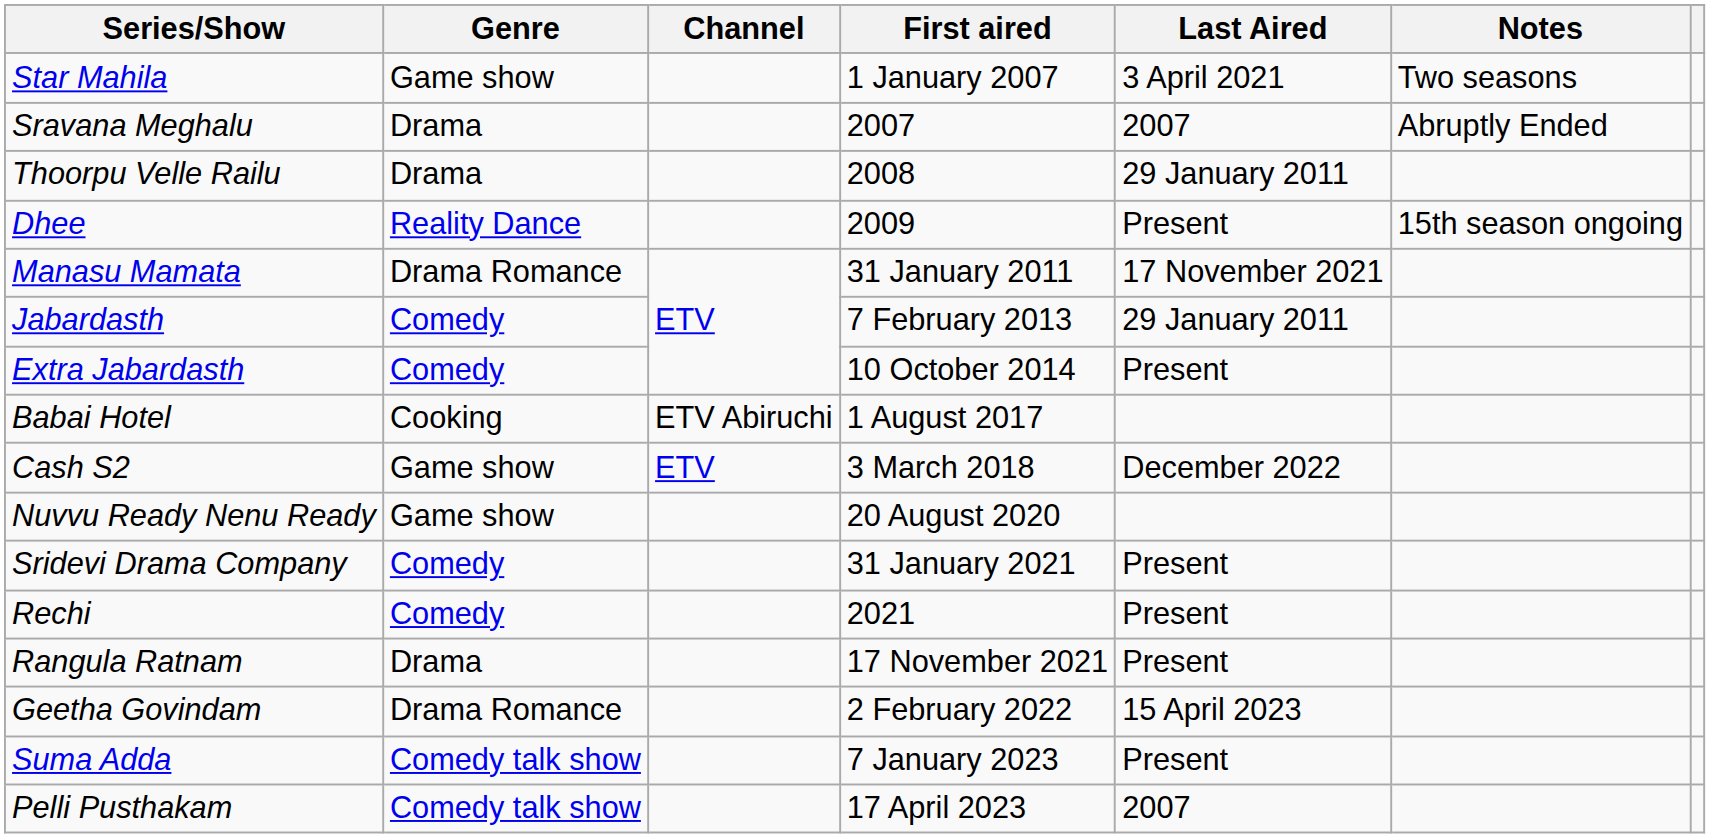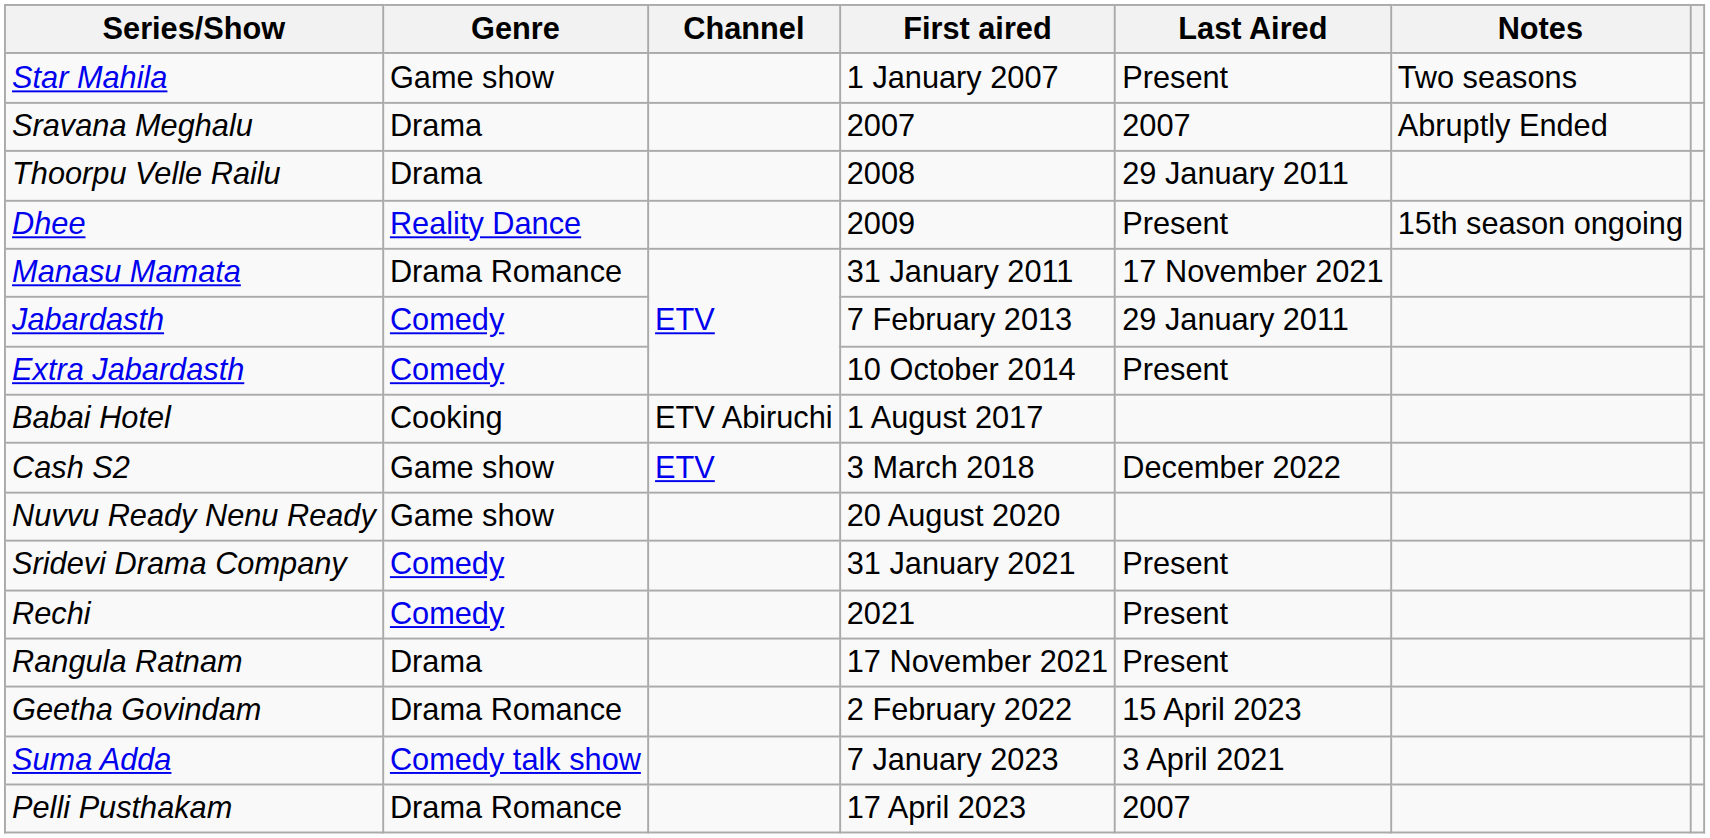(1203, 77) 3 April 2021 -> (1175, 77) Present
(1175, 759) Present -> (1203, 759) 3 April 2021
(515, 808) Comedy talk show -> (506, 808) Drama Romance
